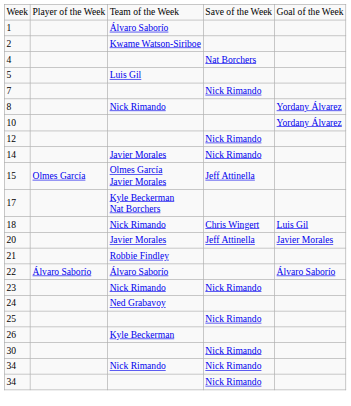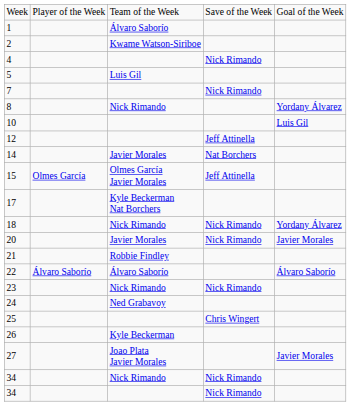(231, 59) Nat Borchers -> (233, 59) Nick Rimando
(309, 123) Yordany Álvarez -> (292, 123) Luis Gil
(233, 138) Nick Rimando -> (230, 138) Jeff Attinella
(233, 154) Nick Rimando -> (231, 154) Nat Borchers
(232, 224) Chris Wingert -> (233, 224) Nick Rimando
(292, 224) Luis Gil -> (309, 224) Yordany Álvarez
(230, 240) Jeff Attinella -> (233, 240) Nick Rimando
(233, 319) Nick Rimando -> (232, 319) Chris Wingert
+ row: (11, 356)
- row: (11, 351)
